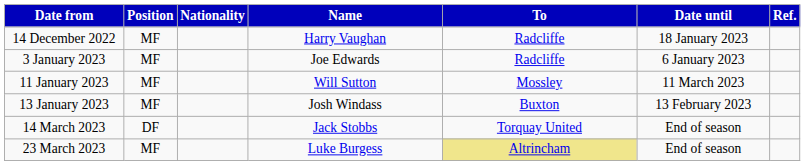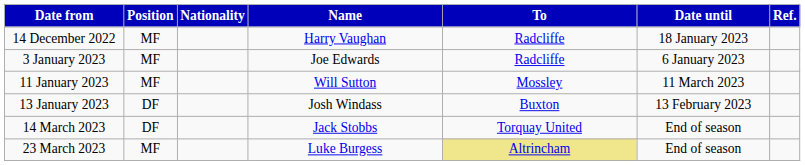(150, 105) MF -> (150, 105) DF
